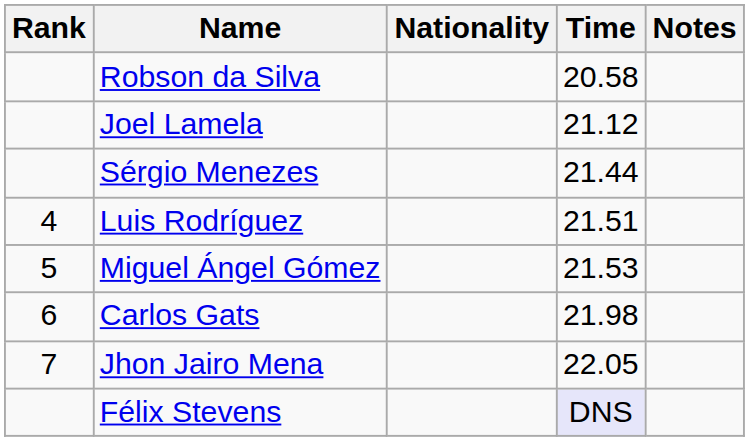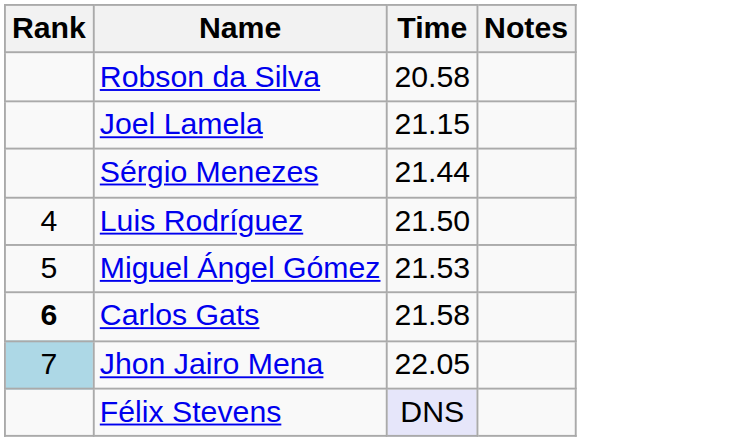- column: (472, 28)
(601, 124) 21.12 -> (432, 124) 21.15
(601, 220) 21.51 -> (432, 220) 21.50
(49, 316) normal -> (49, 316) bold
(601, 316) 21.98 -> (432, 316) 21.58
(49, 364) no background -> (49, 364) lightblue background
